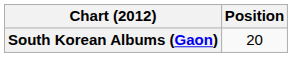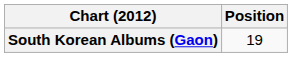(255, 40) 20 -> (255, 40) 19
